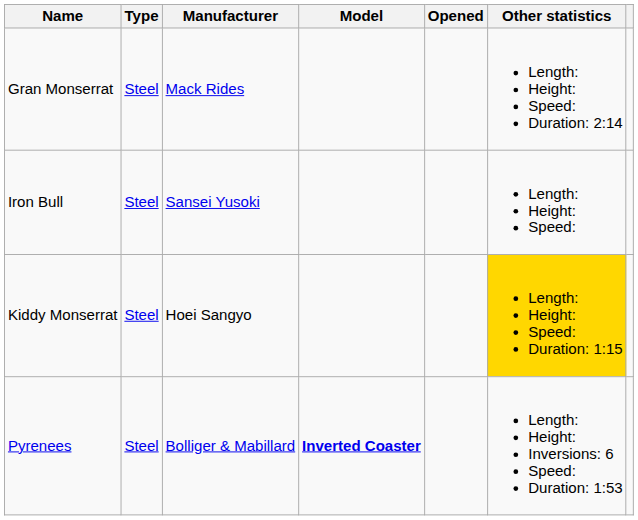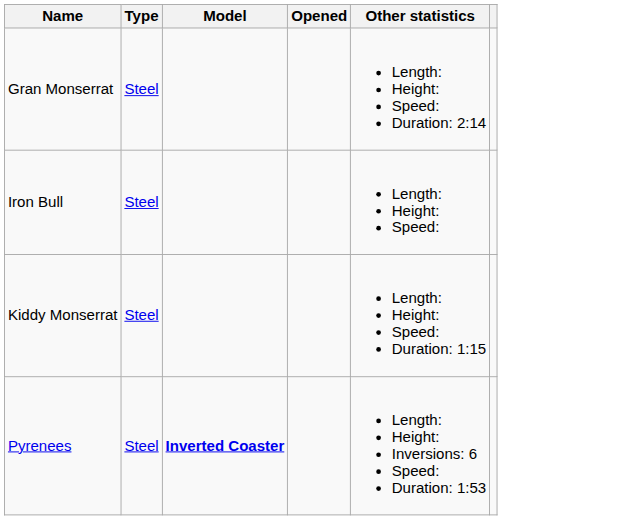- column: (230, 16)
(557, 324) gold background -> (420, 324) no background
